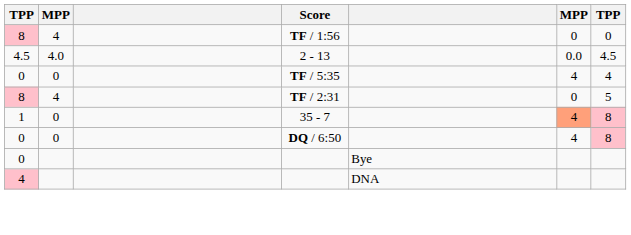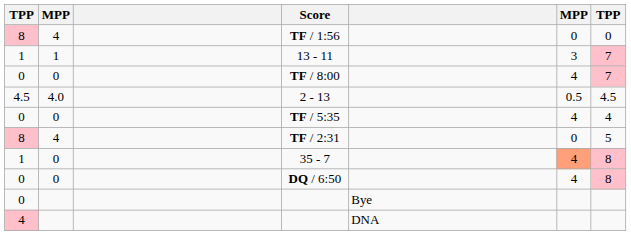+ row: (22, 55)
+ row: (22, 76)
(574, 55) 0.0 -> (574, 96) 0.5
